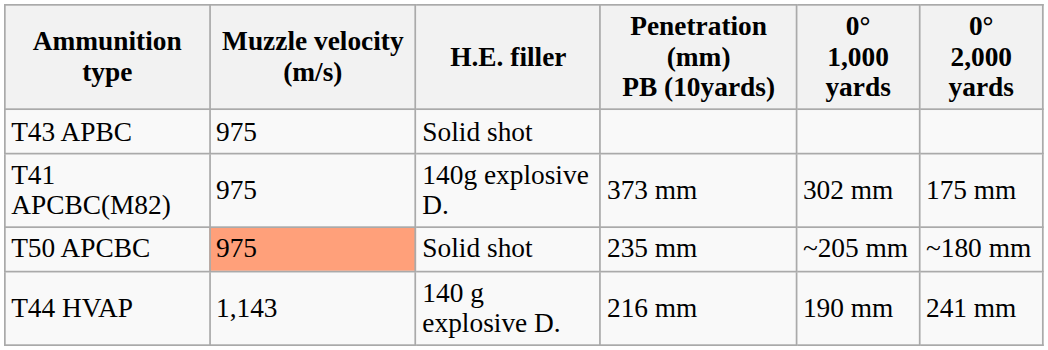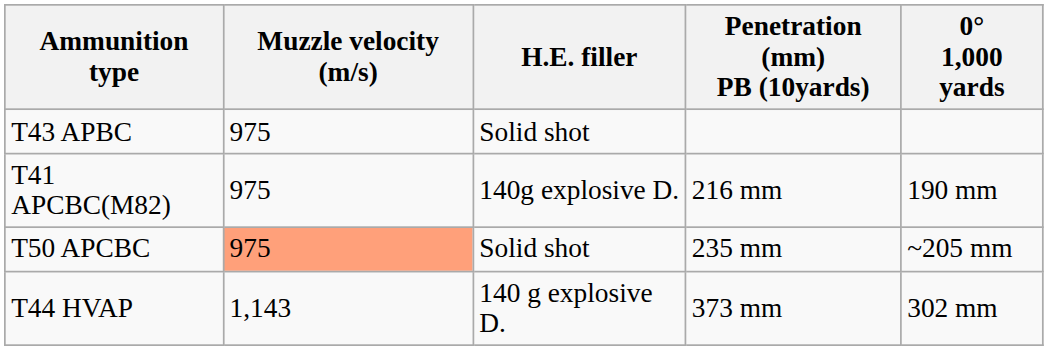- column: (981, 56)
(652, 189) 373 mm -> (737, 189) 216 mm
(848, 189) 302 mm -> (952, 189) 190 mm
(652, 307) 216 mm -> (737, 307) 373 mm
(848, 307) 190 mm -> (952, 307) 302 mm
